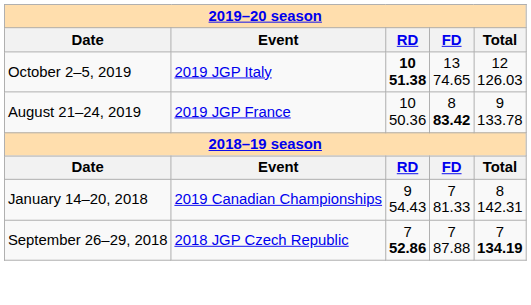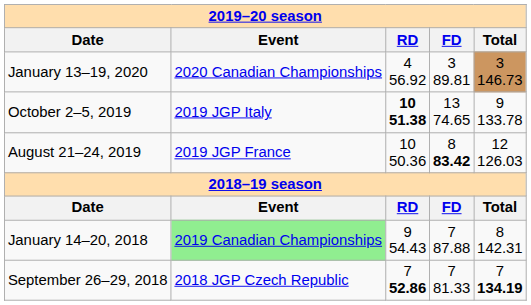+ row: (78, 71)
(500, 71) 12 126.03 -> (500, 112) 9 133.78
(500, 112) 9 133.78 -> (500, 152) 12 126.03
(278, 199) no background -> (278, 240) lightgreen background
(452, 199) 7 81.33 -> (452, 240) 7 87.88
(452, 240) 7 87.88 -> (452, 280) 7 81.33
